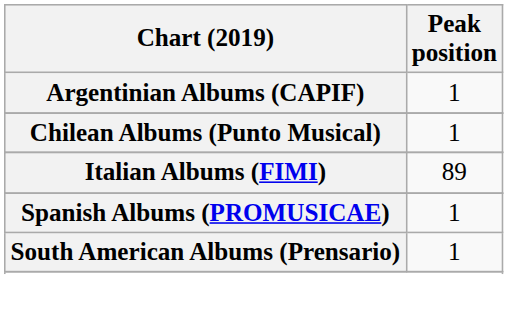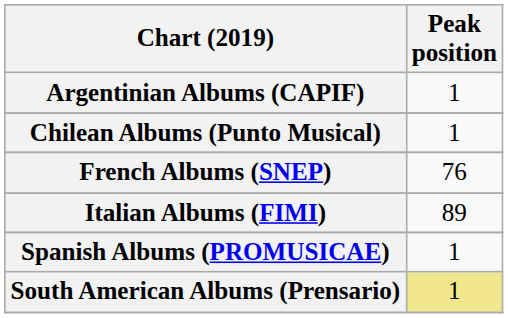+ row: (205, 172)
(454, 251) no background -> (454, 291) khaki background
